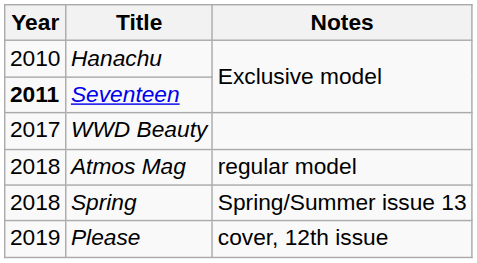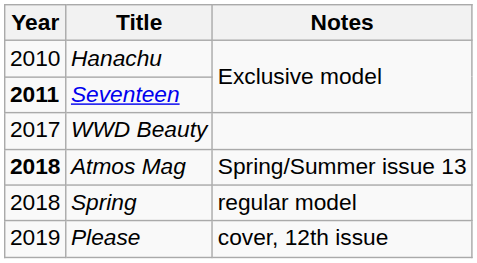(35, 166) normal -> (35, 166) bold
(287, 166) regular model -> (342, 166) Spring/Summer issue 13
(342, 202) Spring/Summer issue 13 -> (287, 202) regular model
